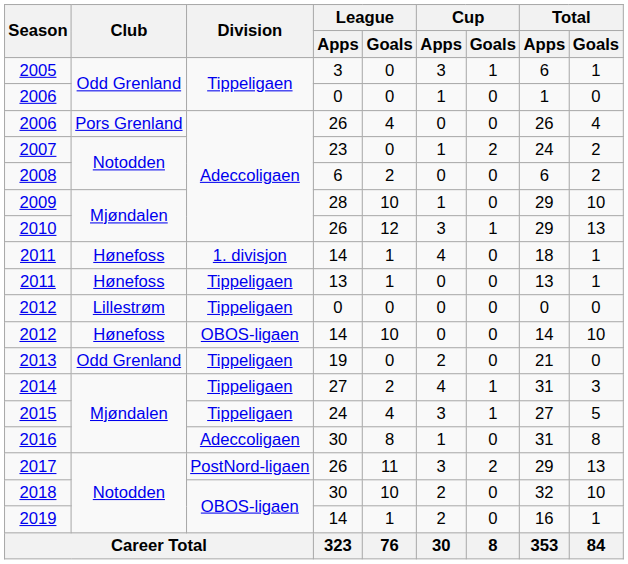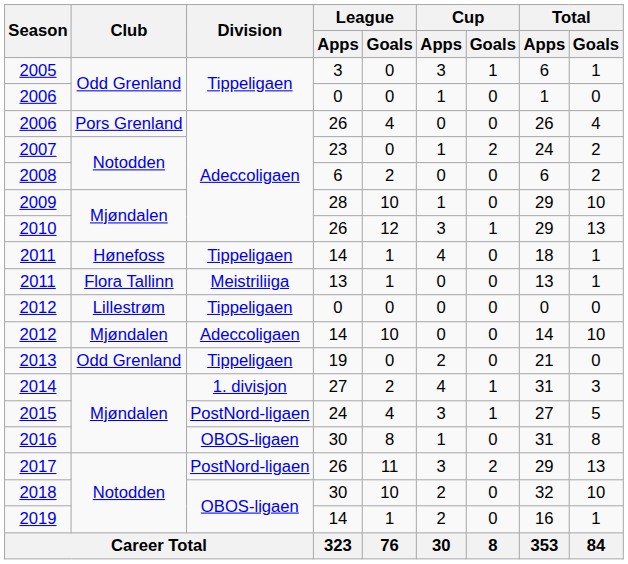(250, 255) 1. divisjon -> (250, 255) Tippeligaen
(129, 281) Hønefoss -> (129, 281) Flora Tallinn
(250, 281) Tippeligaen -> (250, 281) Meistriliiga
(129, 334) Hønefoss -> (129, 334) Mjøndalen
(250, 334) OBOS-ligaen -> (250, 334) Adeccoligaen
(250, 387) Tippeligaen -> (250, 387) 1. divisjon
(250, 413) Tippeligaen -> (250, 413) PostNord-ligaen
(250, 439) Adeccoligaen -> (250, 439) OBOS-ligaen
